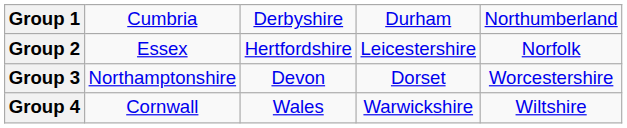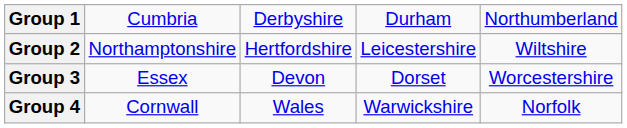(162, 48) Essex -> (162, 48) Northamptonshire
(551, 48) Norfolk -> (551, 48) Wiltshire
(162, 78) Northamptonshire -> (162, 78) Essex
(551, 107) Wiltshire -> (551, 107) Norfolk
